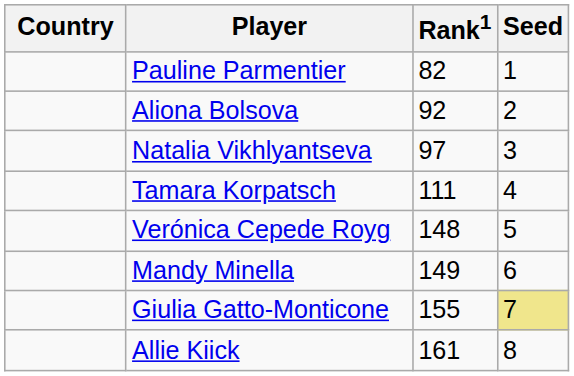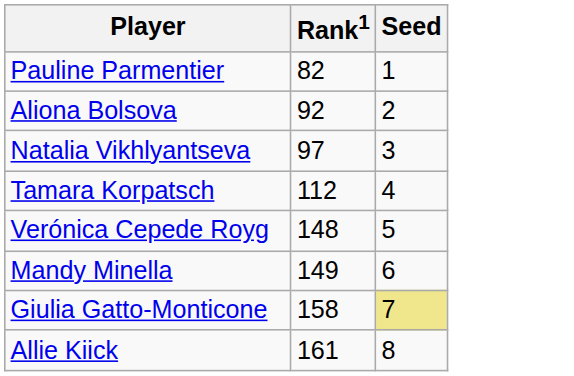- column: (66, 27)
(437, 190) 111 -> (317, 190) 112
(439, 310) 155 -> (318, 310) 158
